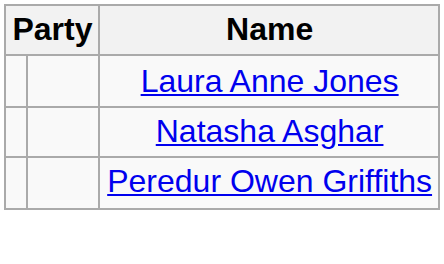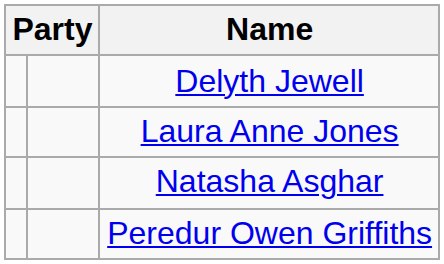+ row: (270, 80)
